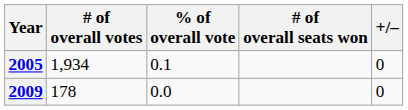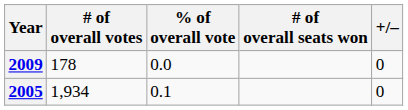rows swapped: (26, 64) <-> (26, 91)
